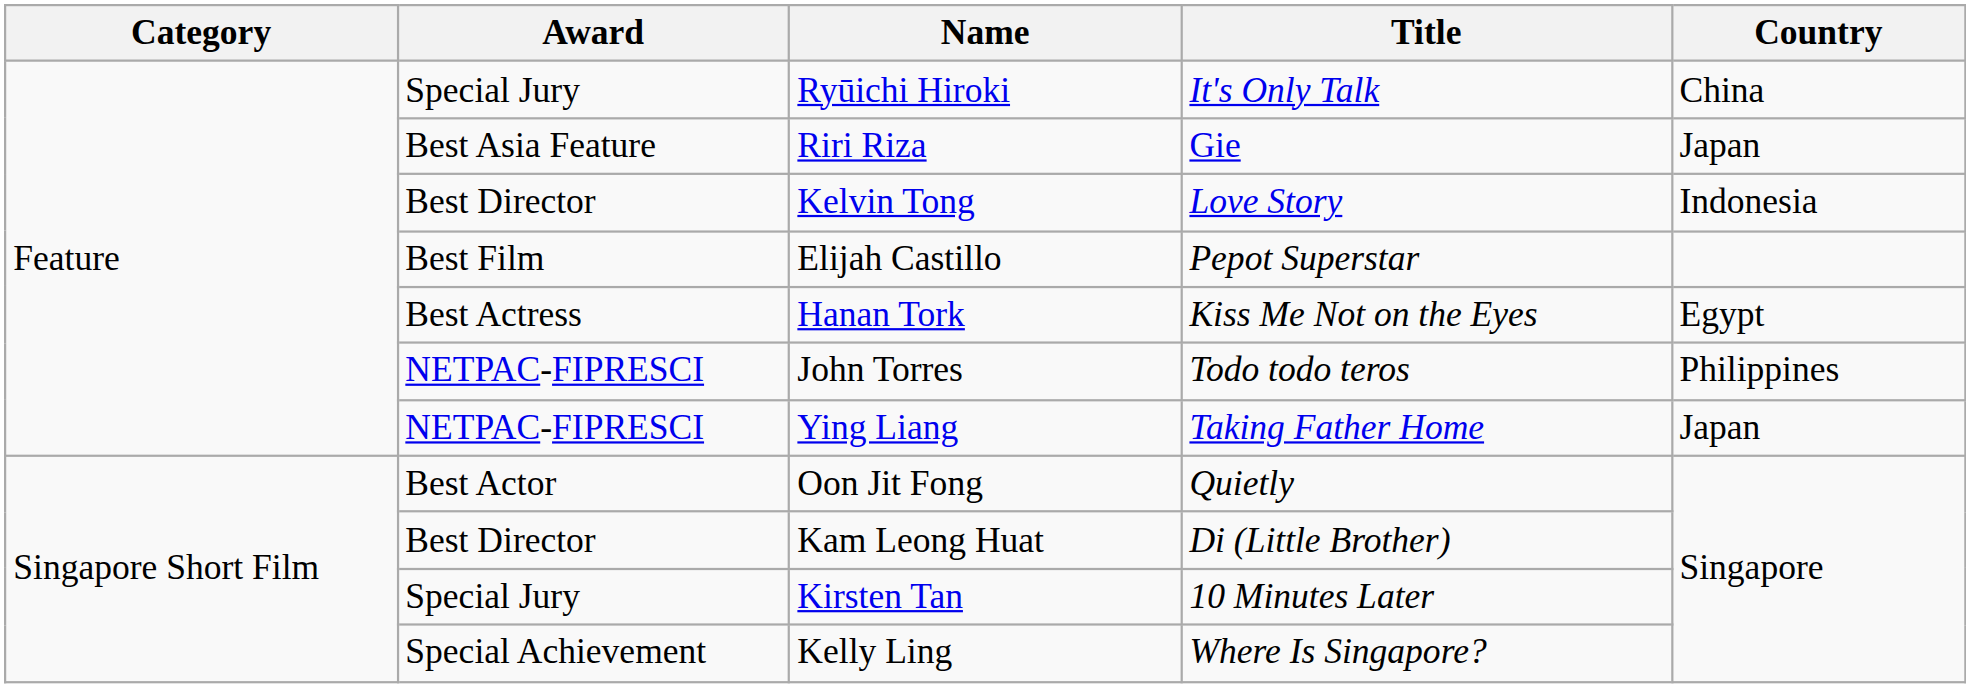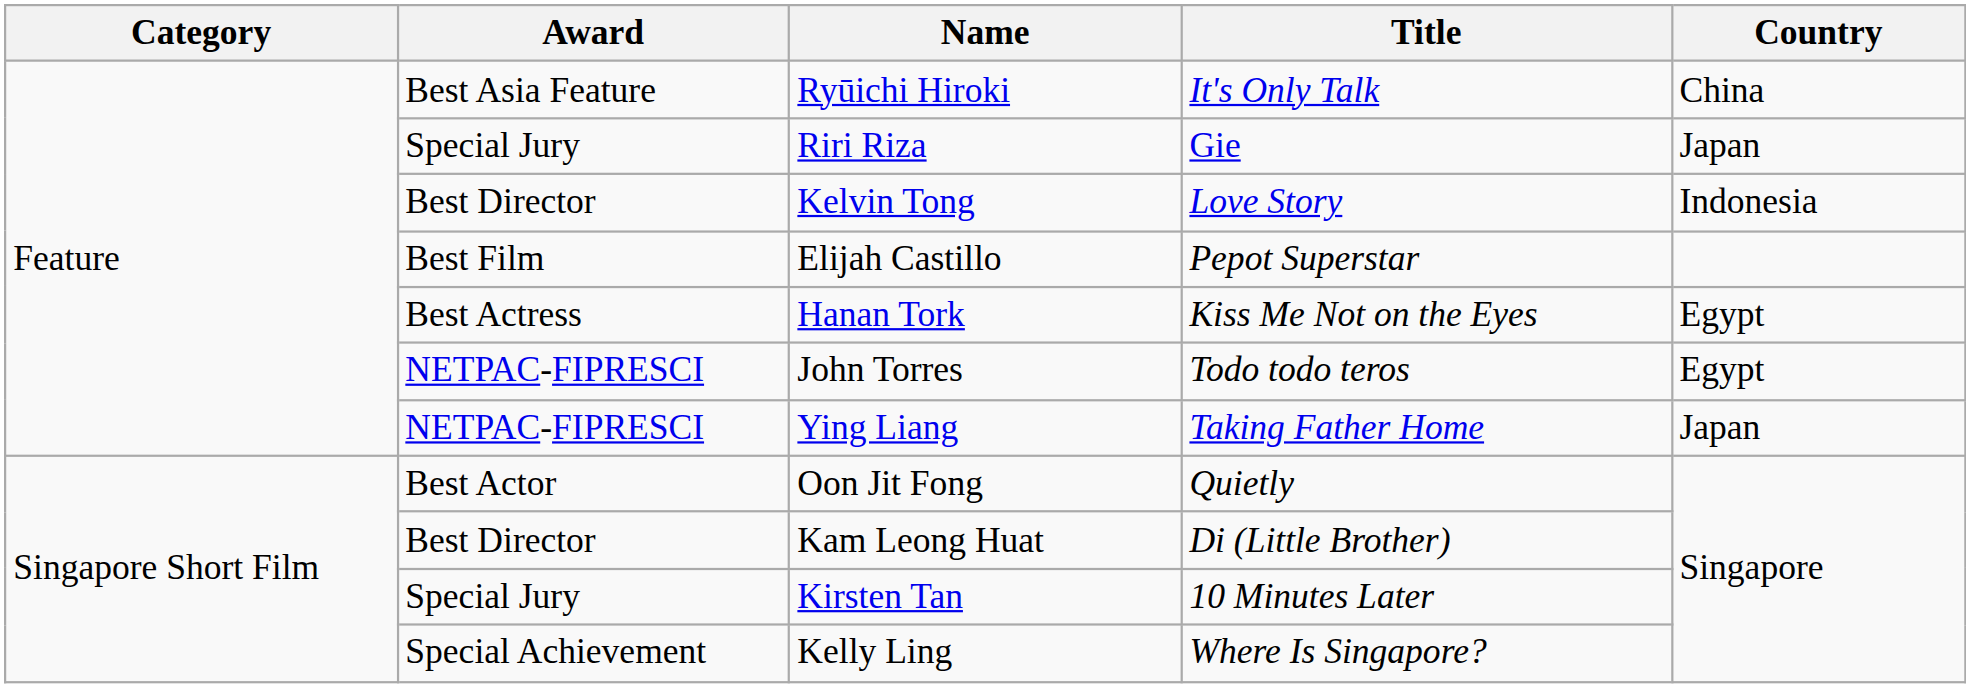(493, 88) Special Jury -> (531, 88) Best Asia Feature
(531, 145) Best Asia Feature -> (493, 145) Special Jury
(1759, 370) Philippines -> (1722, 370) Egypt
